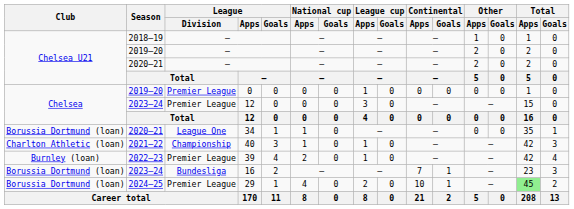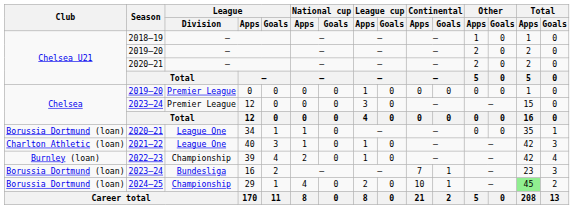(201, 144) Championship -> (201, 144) League One
(201, 158) Premier League -> (201, 158) Championship
(201, 185) Premier League -> (201, 185) Championship
